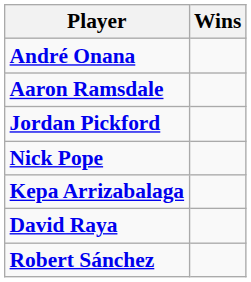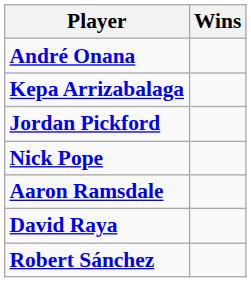rows swapped: (97, 191) <-> (87, 89)
